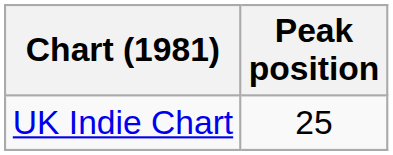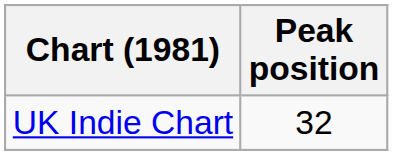(314, 122) 25 -> (314, 122) 32
